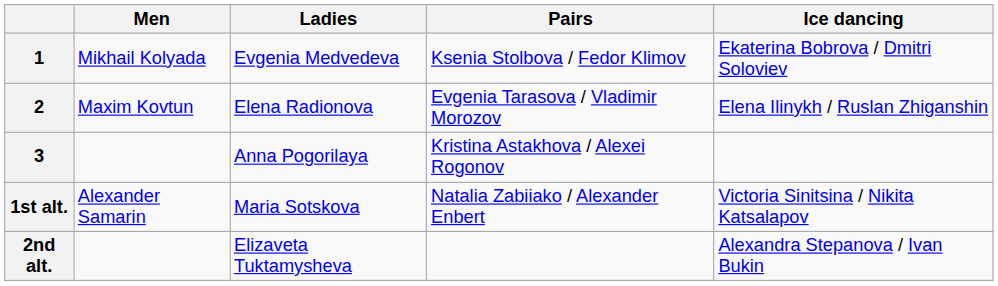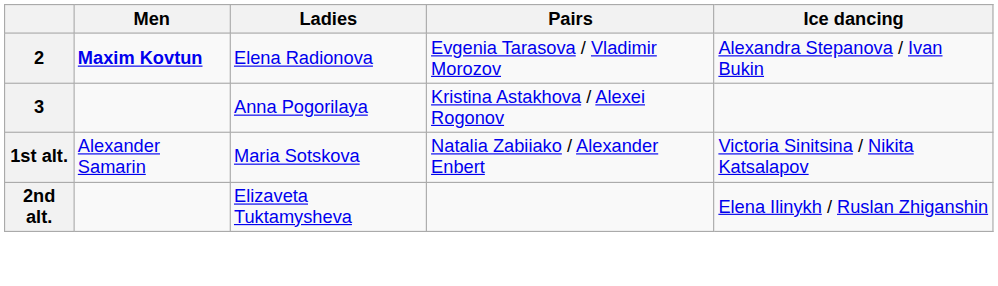- row: (39, 58)
(136, 107) normal -> (140, 58) bold
(853, 107) Elena Ilinykh / Ruslan Zhiganshin -> (830, 58) Alexandra Stepanova / Ivan Bukin
(830, 255) Alexandra Stepanova / Ivan Bukin -> (853, 206) Elena Ilinykh / Ruslan Zhiganshin
